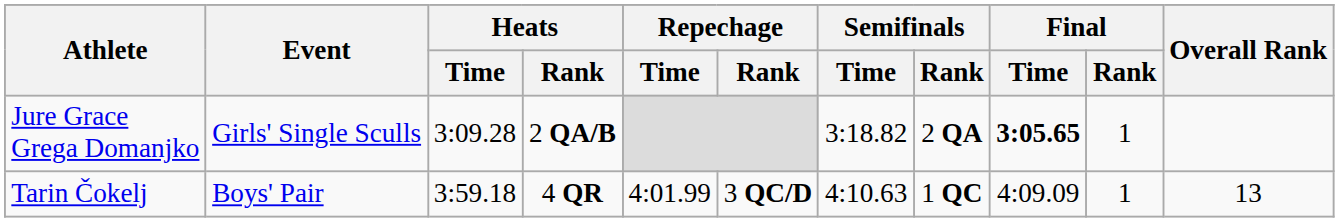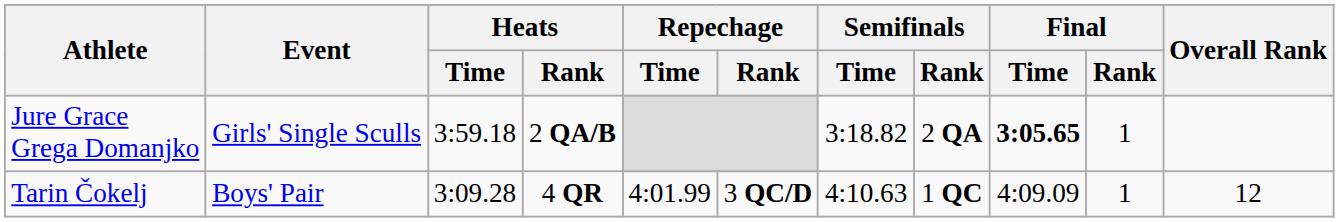(475, 133) 3:09.28 -> (475, 133) 3:59.18
(475, 194) 3:59.18 -> (475, 194) 3:09.28
(1248, 194) 13 -> (1248, 194) 12
